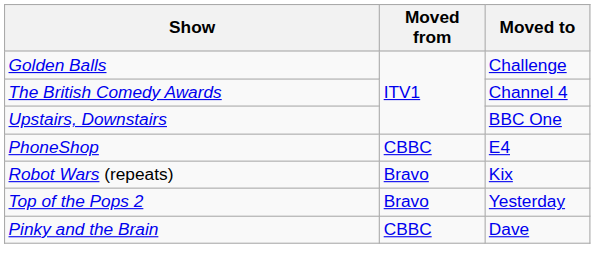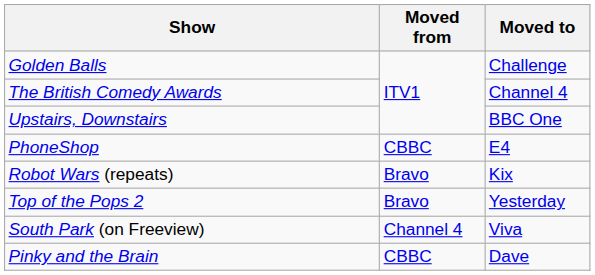+ row: (106, 229)
